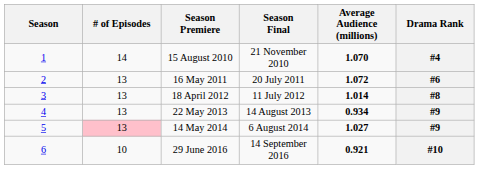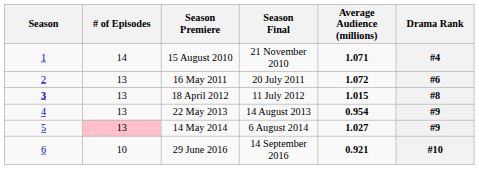(357, 57) 1.070 -> (357, 57) 1.071
(43, 95) normal -> (43, 95) bold
(357, 95) 1.014 -> (357, 95) 1.015
(357, 112) 0.934 -> (357, 112) 0.954
